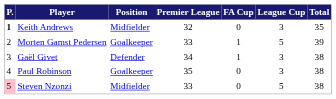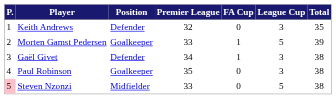(9, 27) bold -> (9, 27) normal
(130, 27) Midfielder -> (127, 27) Defender
